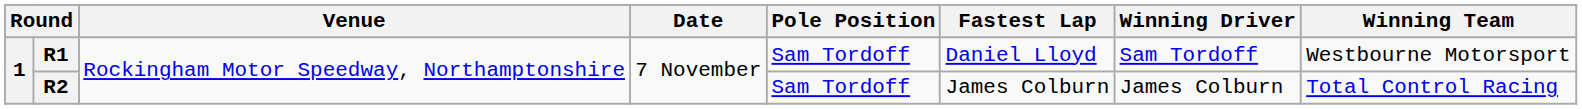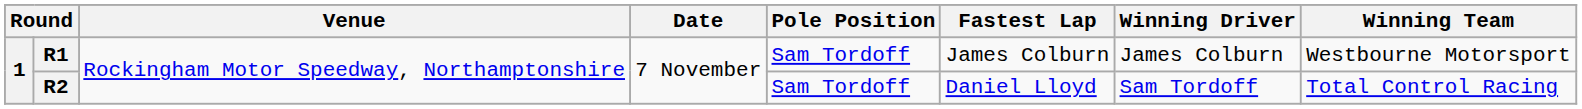(1021, 55) Daniel Lloyd -> (1027, 55) James Colburn
(1189, 55) Sam Tordoff -> (1201, 55) James Colburn
(1027, 88) James Colburn -> (1021, 88) Daniel Lloyd
(1201, 88) James Colburn -> (1189, 88) Sam Tordoff
